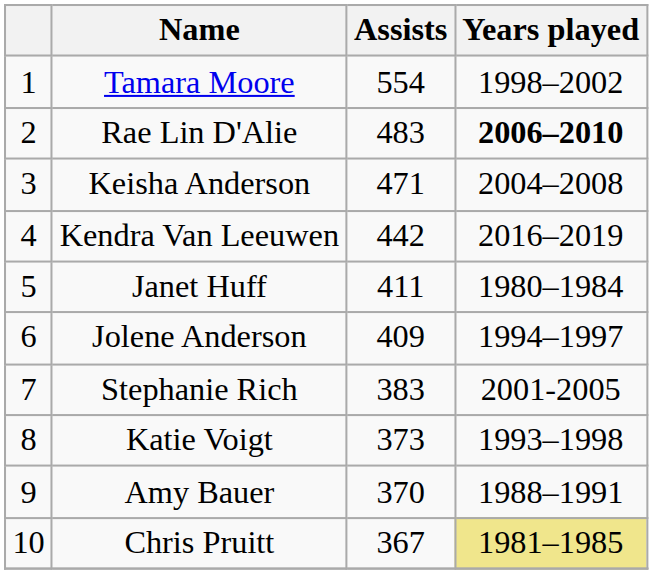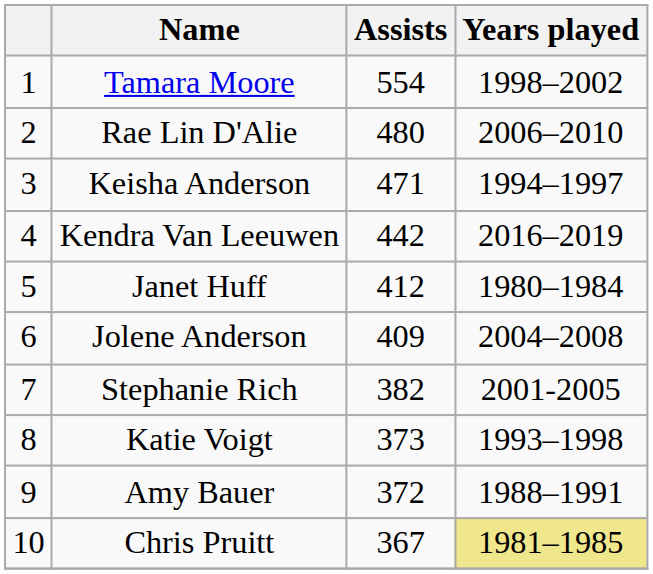(401, 132) 483 -> (401, 132) 480
(551, 132) bold -> (551, 132) normal
(551, 183) 2004–2008 -> (551, 183) 1994–1997
(401, 286) 411 -> (401, 286) 412
(551, 337) 1994–1997 -> (551, 337) 2004–2008
(401, 388) 383 -> (401, 388) 382
(401, 491) 370 -> (401, 491) 372
